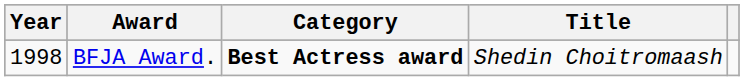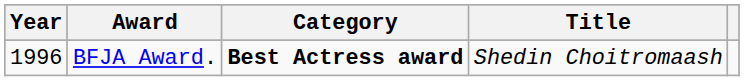(36, 58) 1998 -> (36, 58) 1996
